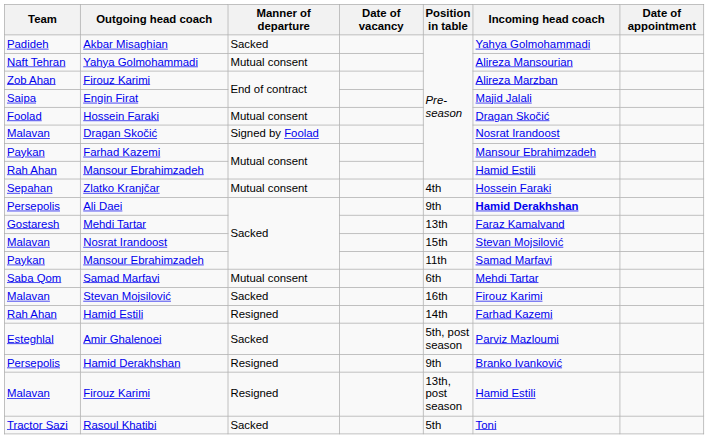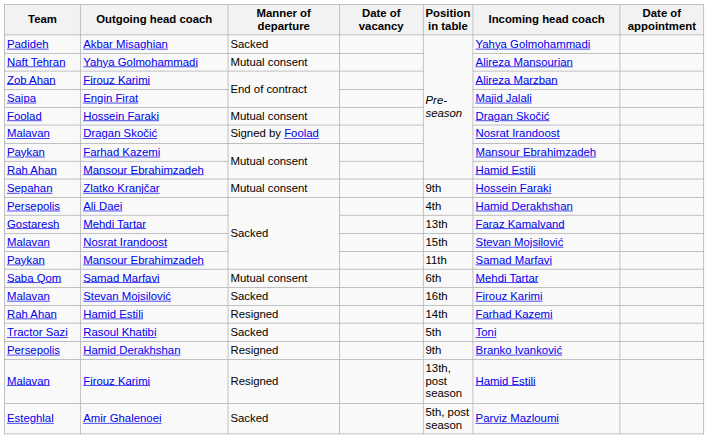(433, 188) 4th -> (433, 188) 9th
(433, 206) 9th -> (433, 206) 4th
(527, 206) bold -> (524, 206) normal
rows swapped: (37, 424) <-> (30, 338)
